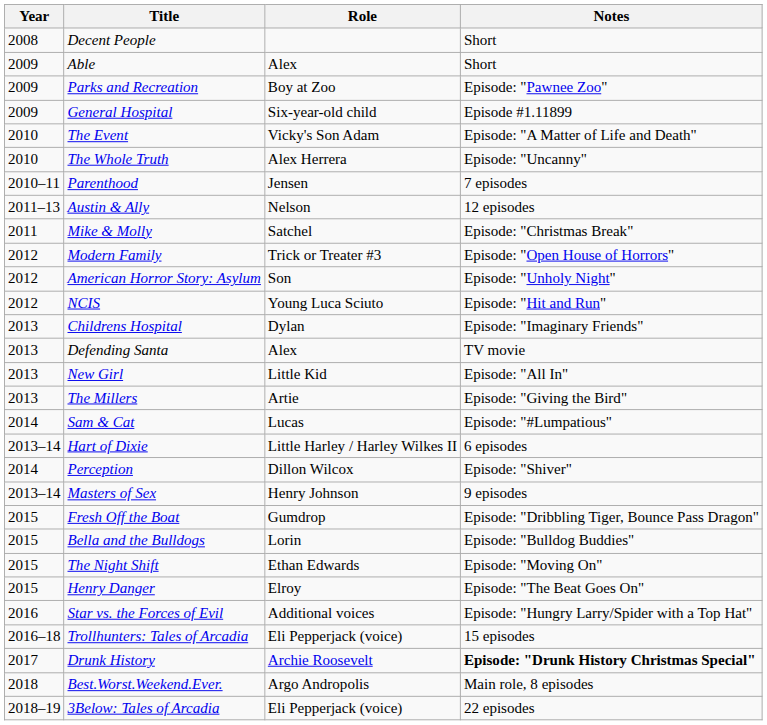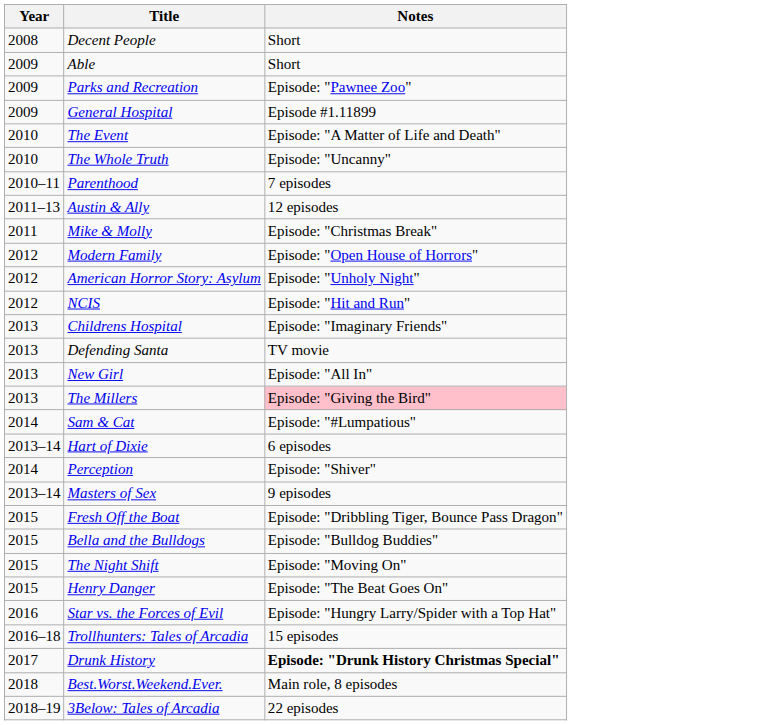- column: (362, 16)
(545, 398) no background -> (349, 398) pink background
